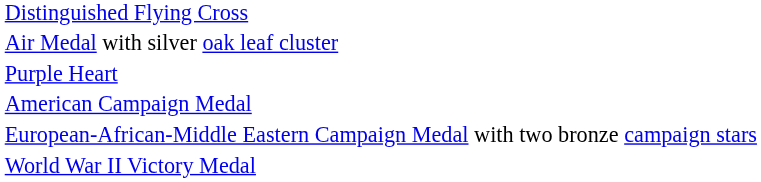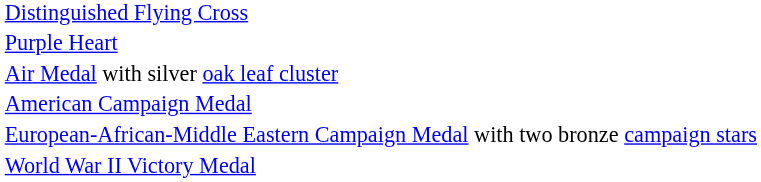rows swapped: (61, 73) <-> (171, 43)
